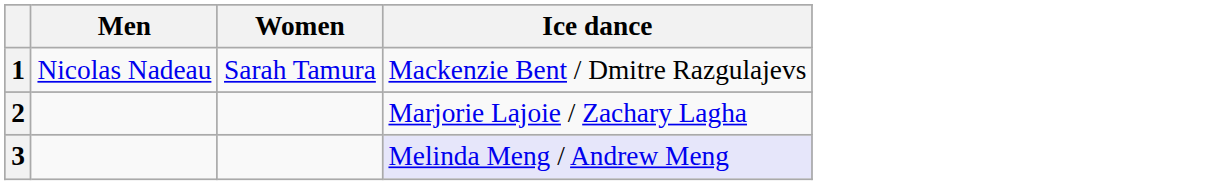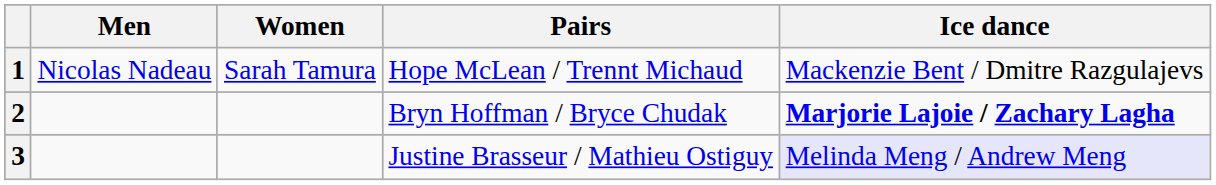+ column: (581, 26)
(568, 112) normal -> (980, 112) bold
